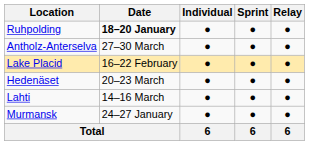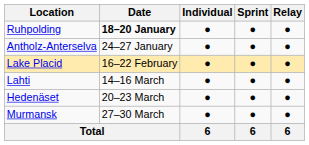(133, 47) 27–30 March -> (137, 47) 24–27 January
rows swapped: (18, 98) <-> (33, 81)
(137, 115) 24–27 January -> (133, 115) 27–30 March
